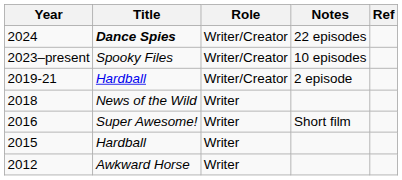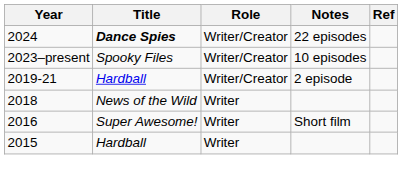- row: (22, 164)
